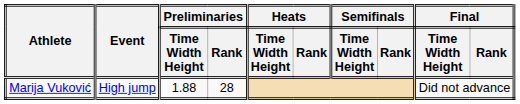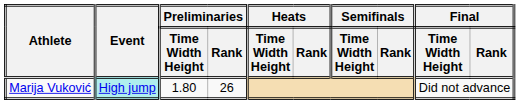(127, 88) no background -> (127, 88) paleturquoise background
(184, 88) 1.88 -> (184, 88) 1.80
(227, 88) 28 -> (227, 88) 26
